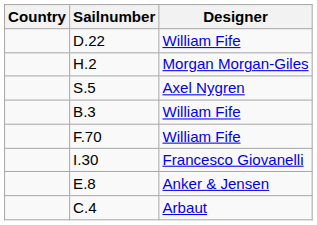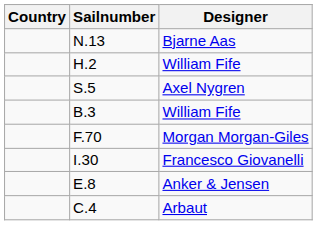+ row: (89, 41)
- row: (89, 41)
(236, 65) Morgan Morgan-Giles -> (202, 65) William Fife
(202, 136) William Fife -> (236, 136) Morgan Morgan-Giles
